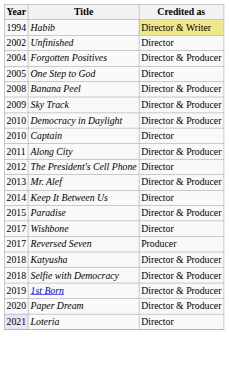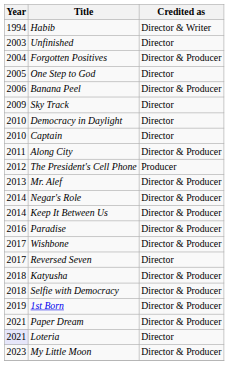(176, 27) khaki background -> (176, 27) no background
(16, 43) 2002 -> (16, 43) 2003
(16, 89) 2008 -> (16, 89) 2006
(181, 105) Director & Producer -> (157, 105) Director
(181, 120) Director & Producer -> (157, 120) Director
(157, 167) Director -> (159, 167) Producer
+ row: (56, 197)
(157, 197) Director -> (181, 213) Director & Producer
(16, 213) 2015 -> (16, 228) 2016
(157, 228) Director -> (181, 244) Director & Producer
(159, 244) Producer -> (157, 259) Director
(16, 306) 2020 -> (16, 321) 2021
+ row: (61, 352)
